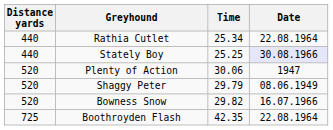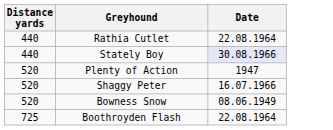- column: (229, 18)
(289, 86) 08.06.1949 -> (247, 86) 16.07.1966
(289, 102) 16.07.1966 -> (247, 102) 08.06.1949
